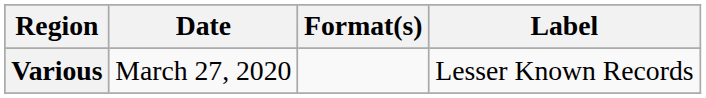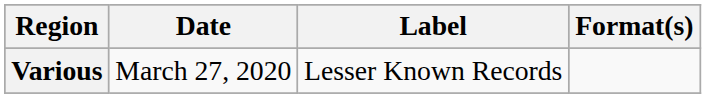columns swapped: (363, 26) <-> (564, 26)
